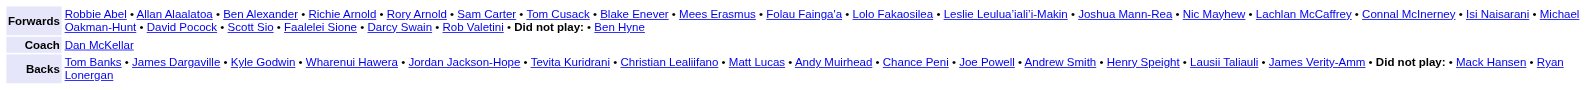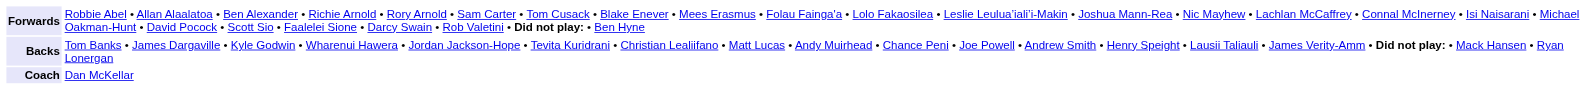rows swapped: (43, 69) <-> (42, 45)
